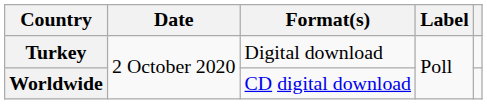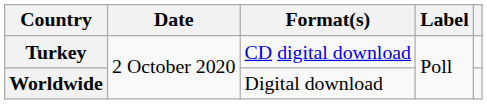(314, 51) Digital download -> (328, 51) CD digital download
(328, 83) CD digital download -> (314, 83) Digital download
